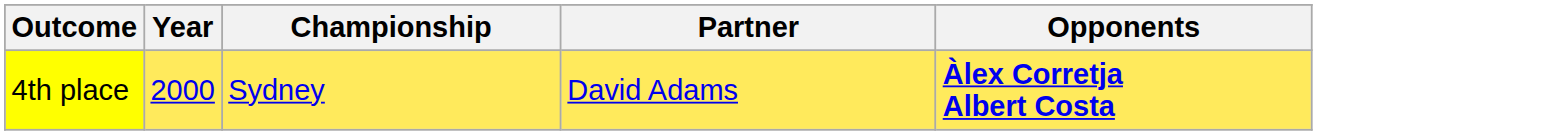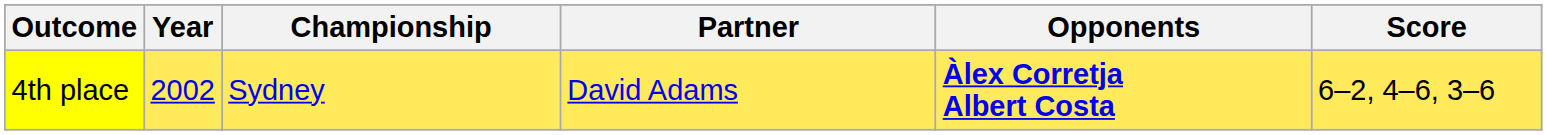+ column: (1427, 27)
(183, 89) 2000 -> (183, 89) 2002
